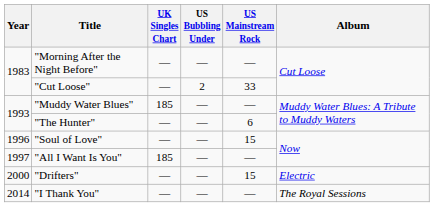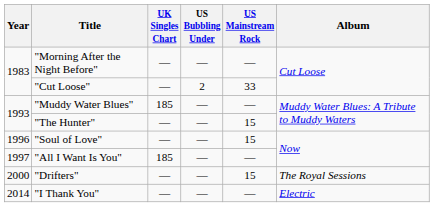(250, 122) 6 -> (250, 122) 15
(297, 175) Electric -> (323, 175) The Royal Sessions
(323, 193) The Royal Sessions -> (297, 193) Electric
